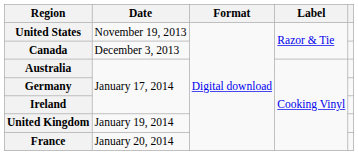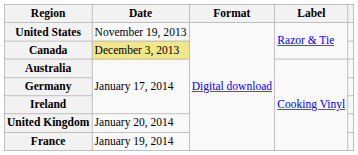(137, 50) no background -> (137, 50) khaki background
(134, 123) January 19, 2014 -> (134, 123) January 20, 2014
(134, 141) January 20, 2014 -> (134, 141) January 19, 2014
